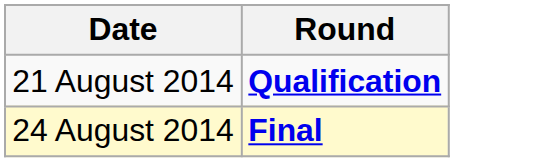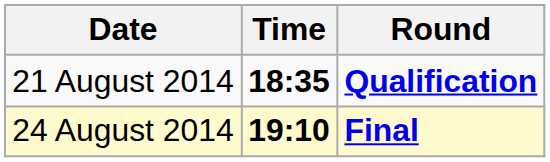+ column: (289, 29)
